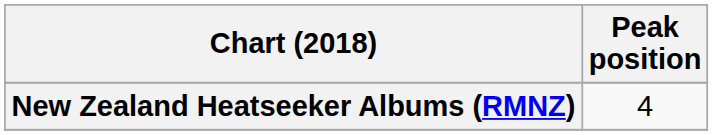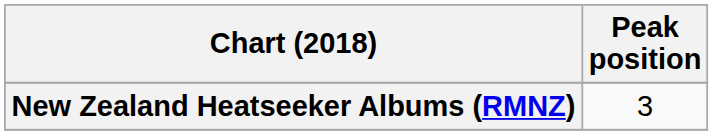(645, 105) 4 -> (645, 105) 3
